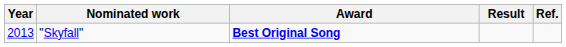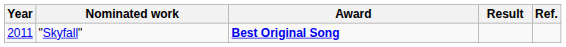(20, 33) 2013 -> (20, 33) 2011
